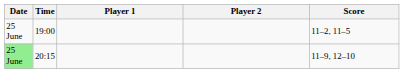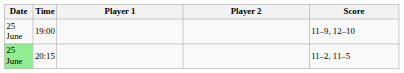(331, 31) 11–2, 11–5 -> (333, 31) 11–9, 12–10
(333, 56) 11–9, 12–10 -> (331, 56) 11–2, 11–5
